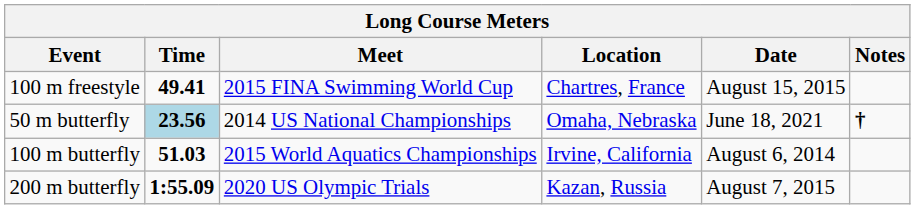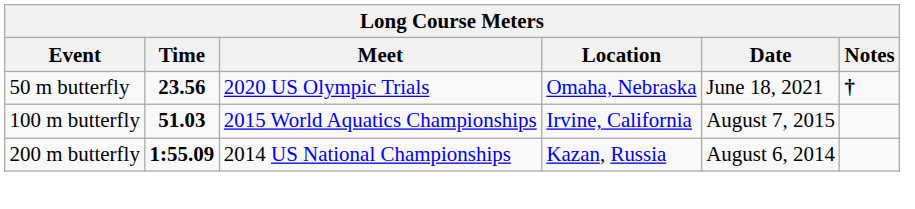- row: (75, 87)
(182, 120) lightblue background -> (182, 87) no background
(367, 120) 2014 US National Championships -> (327, 87) 2020 US Olympic Trials
(771, 154) August 6, 2014 -> (771, 120) August 7, 2015
(327, 187) 2020 US Olympic Trials -> (367, 154) 2014 US National Championships
(771, 187) August 7, 2015 -> (771, 154) August 6, 2014
